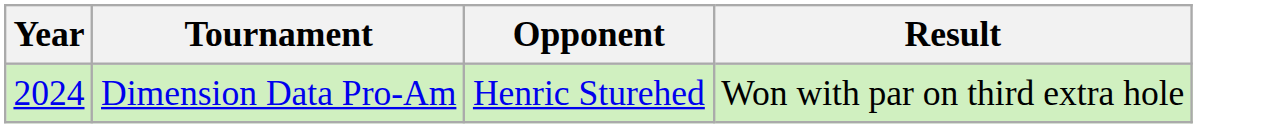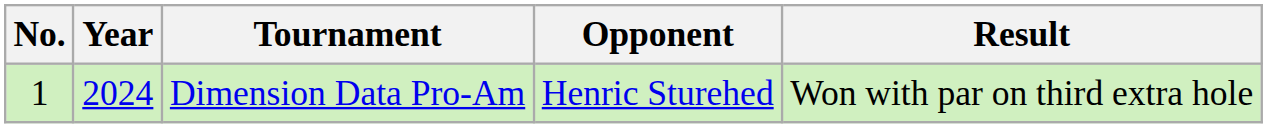+ column: (40, 34)
